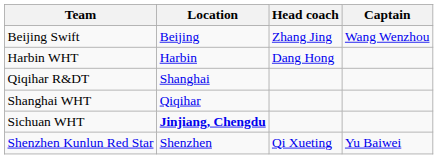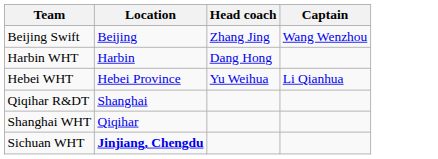+ row: (40, 79)
- row: (80, 143)
